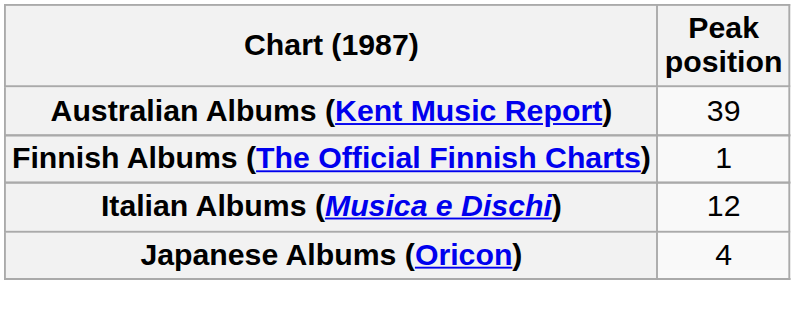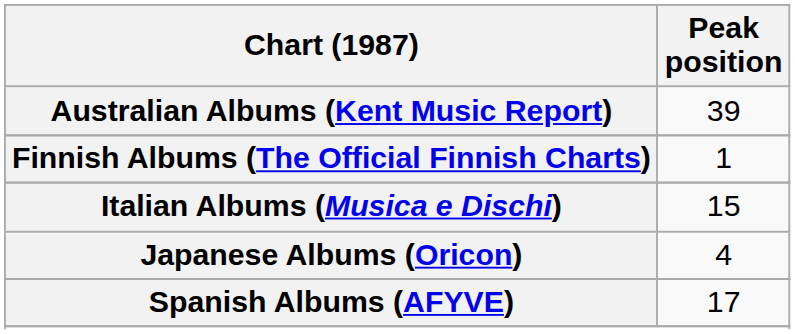(724, 206) 12 -> (724, 206) 15
+ row: (331, 302)
